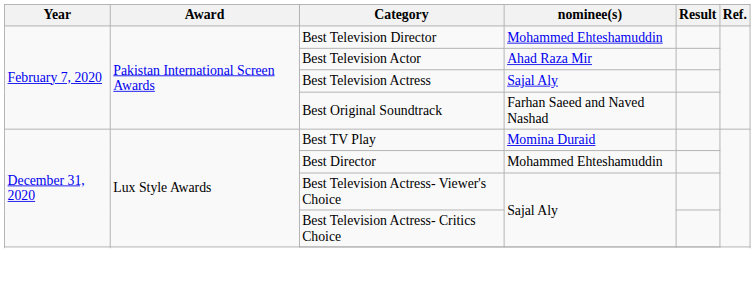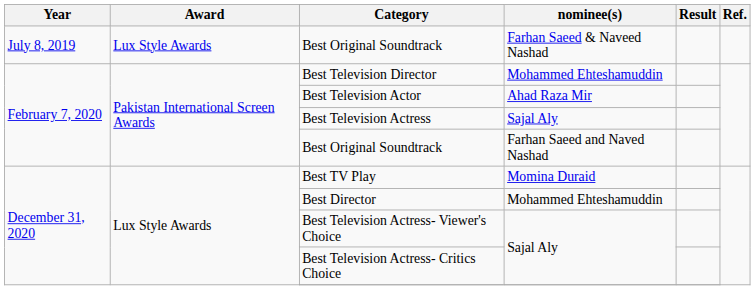+ row: (372, 44)
